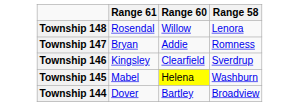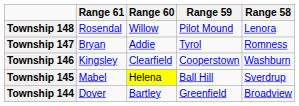+ column: (209, 12)
(232, 61) Sverdrup -> (267, 61) Washburn
(235, 77) Washburn -> (265, 77) Sverdrup
